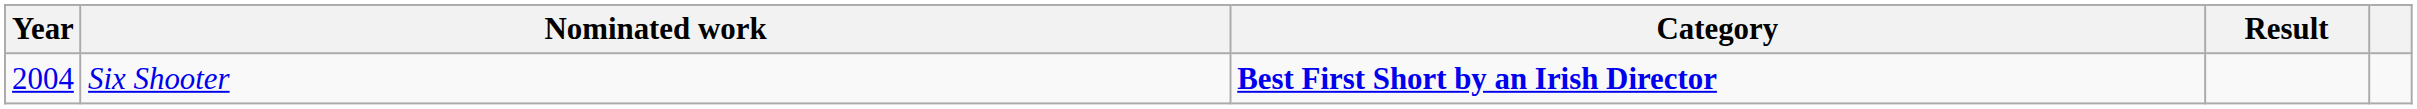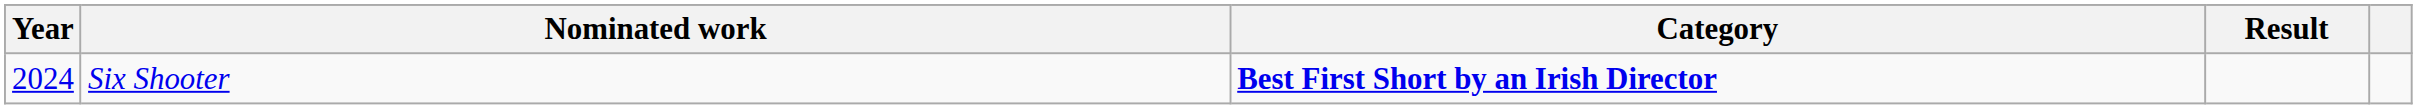(43, 77) 2004 -> (43, 77) 2024
